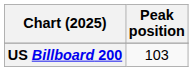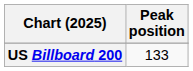(157, 54) 103 -> (157, 54) 133
